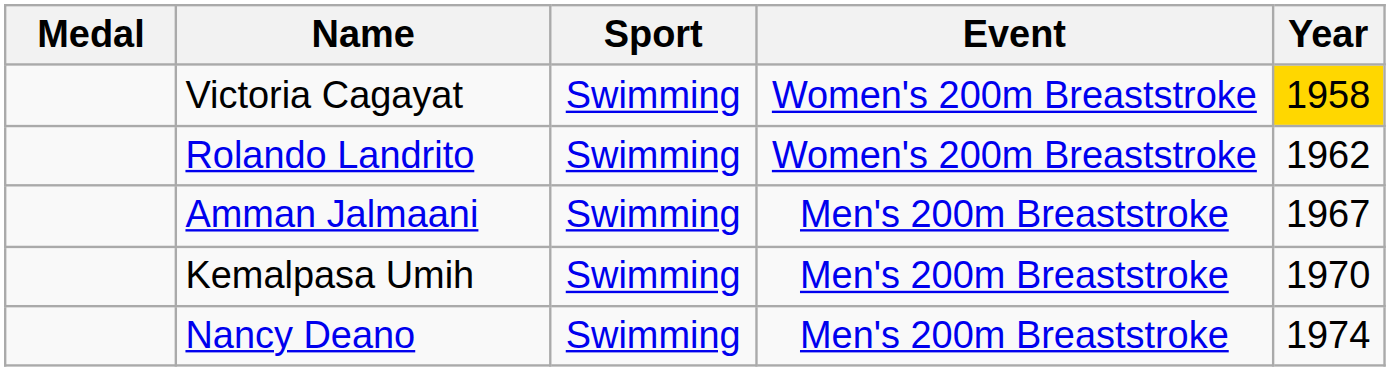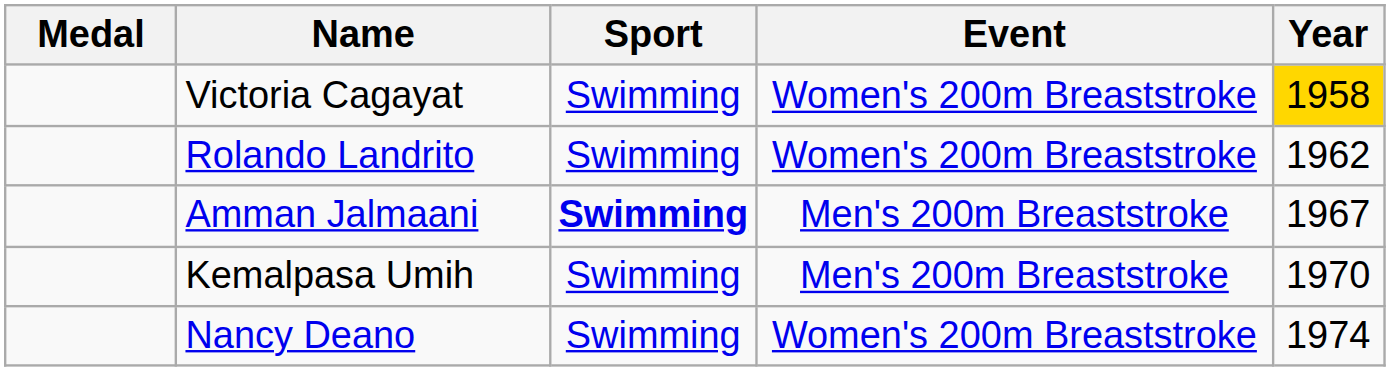(653, 214) normal -> (653, 214) bold
(1014, 335) Men's 200m Breaststroke -> (1014, 335) Women's 200m Breaststroke
